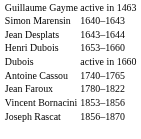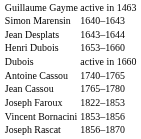+ row: (29, 89)
- row: (29, 89)
+ row: (34, 103)
